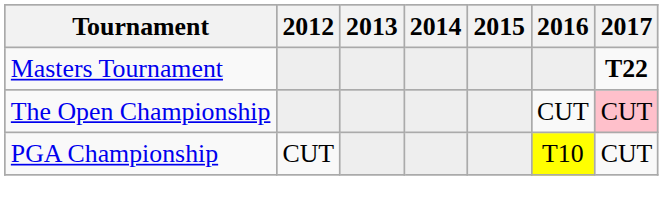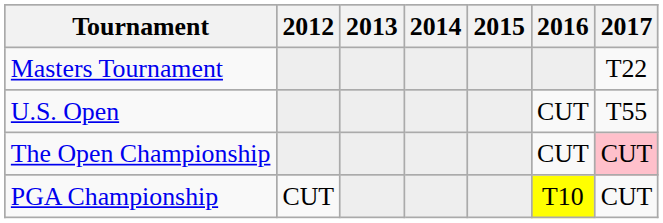(626, 68) bold -> (626, 68) normal
+ row: (65, 111)
